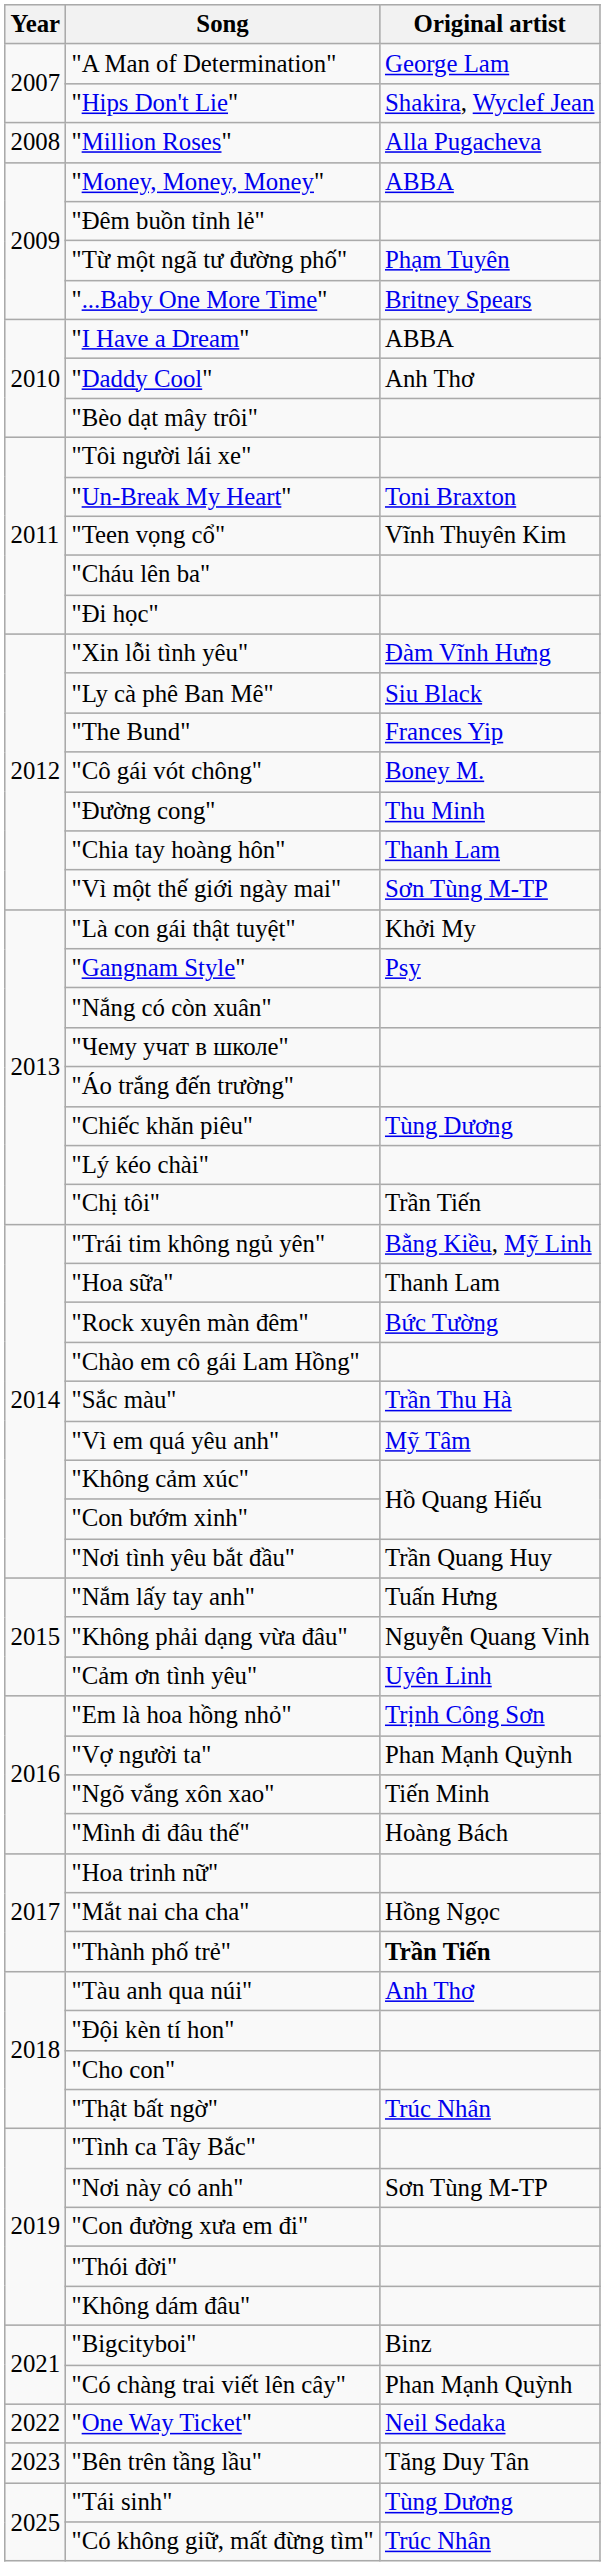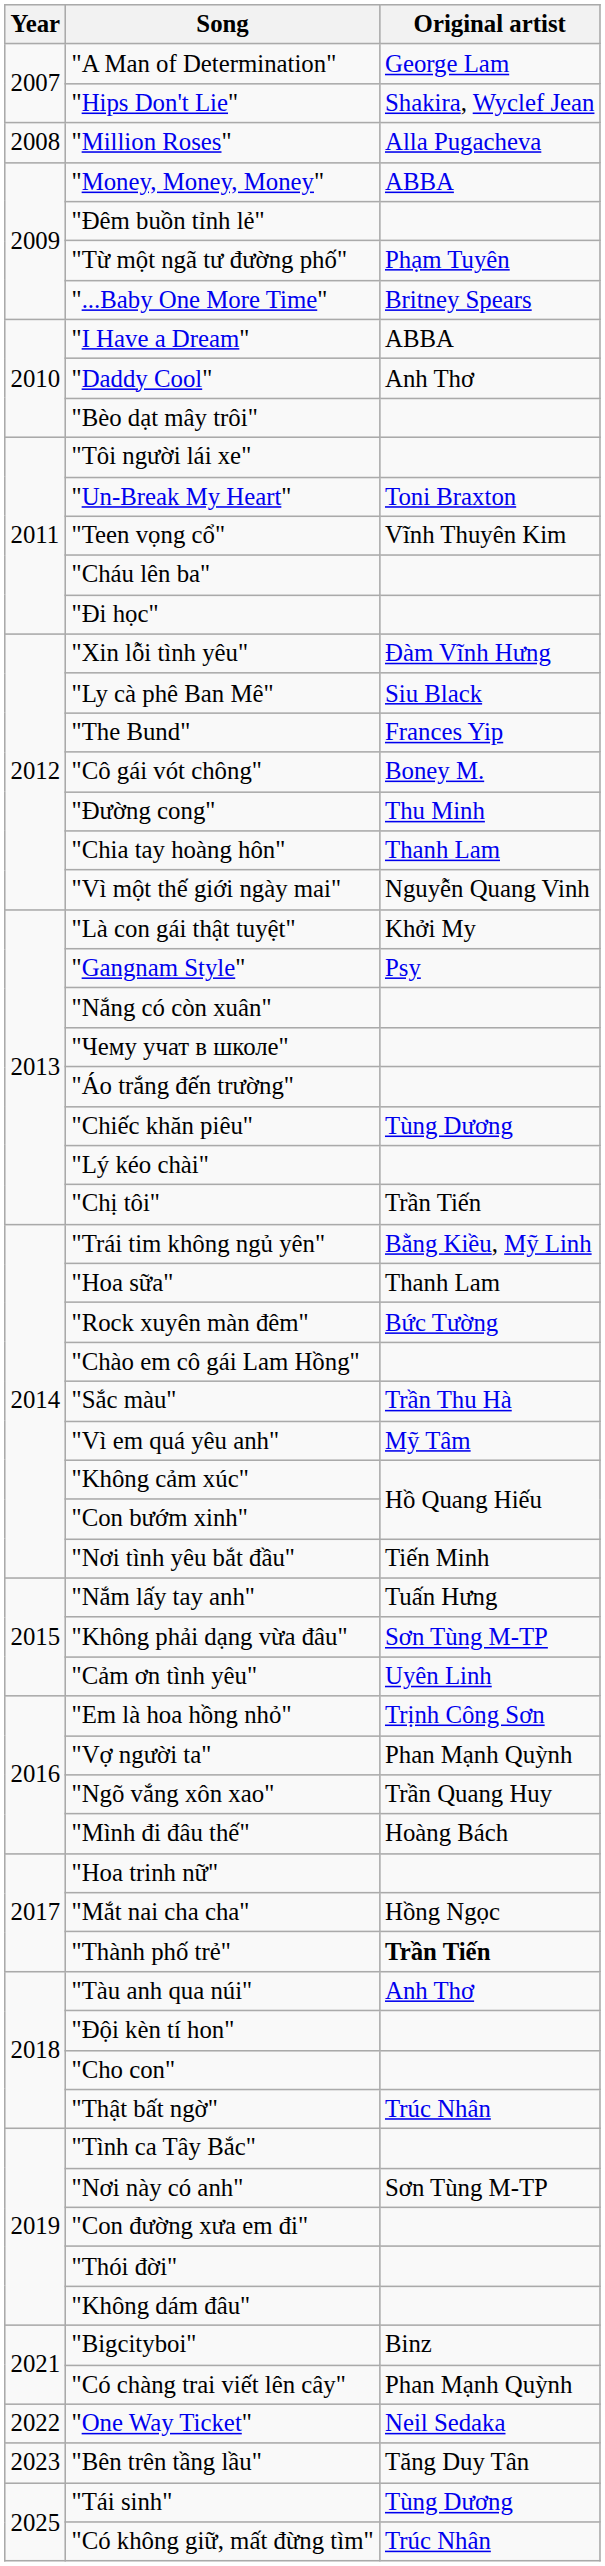(466, 889) Sơn Tùng M-TP -> (487, 889) Nguyễn Quang Vinh
(469, 1558) Trần Quang Huy -> (437, 1558) Tiến Minh
(487, 1636) Nguyễn Quang Vinh -> (466, 1636) Sơn Tùng M-TP
(437, 1794) Tiến Minh -> (469, 1794) Trần Quang Huy
